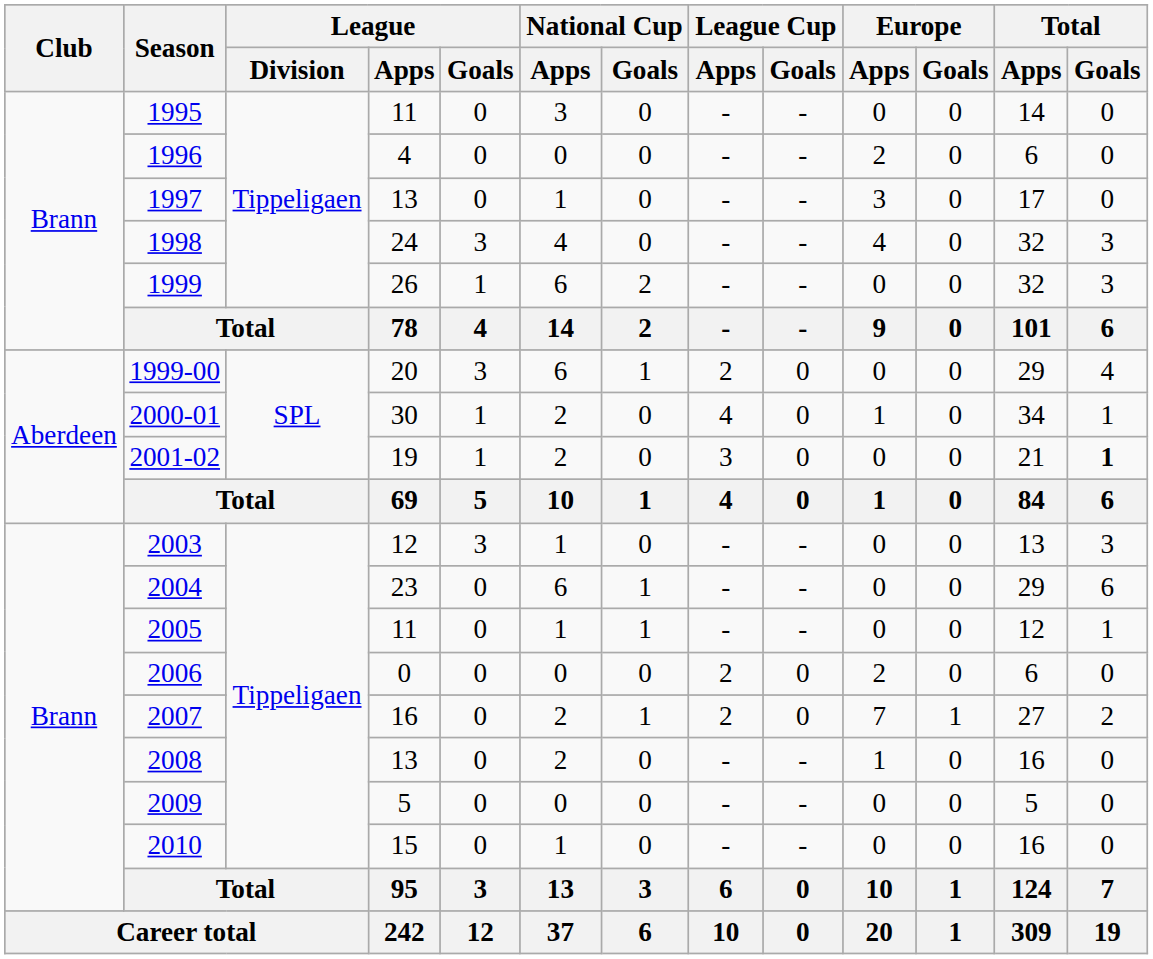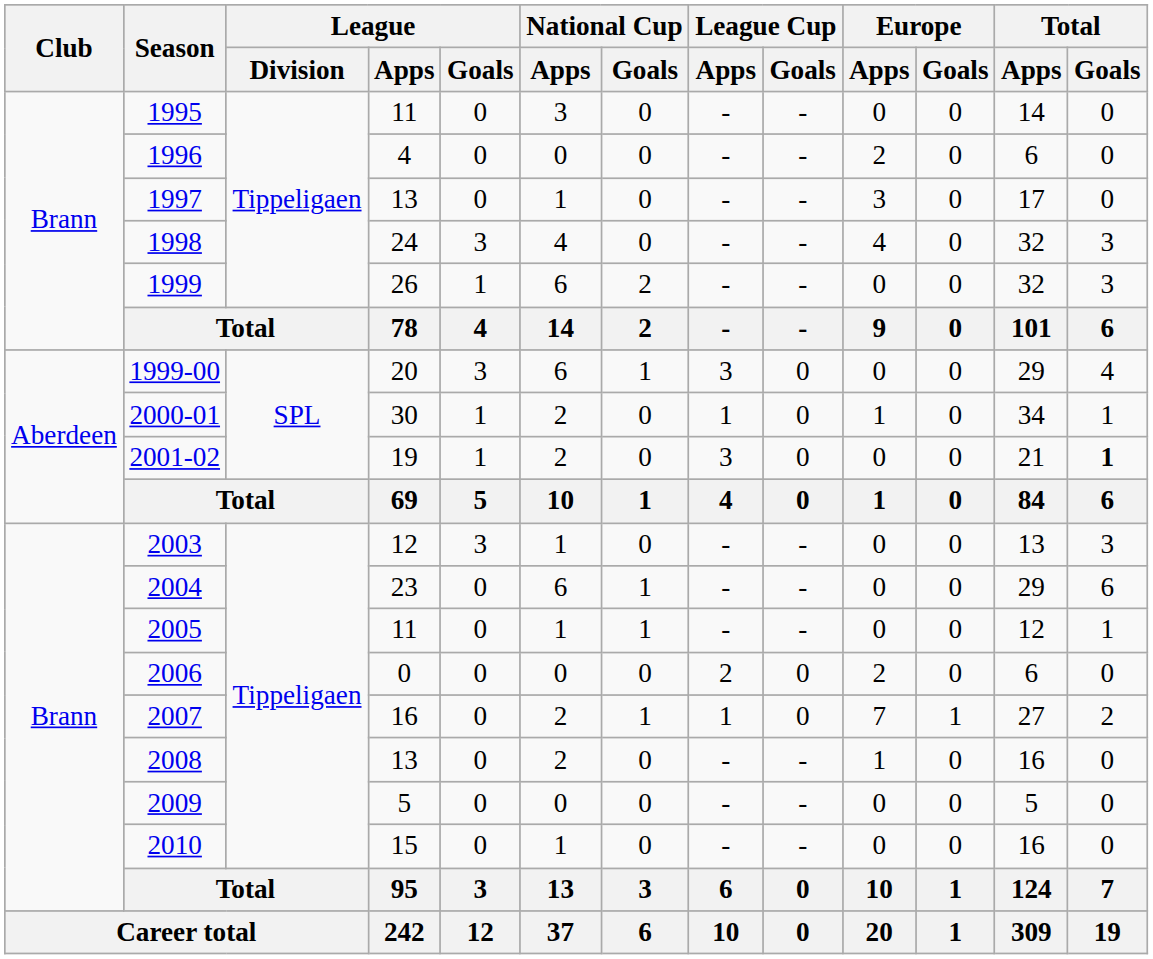(726, 371) 2 -> (726, 371) 3
(726, 414) 4 -> (726, 414) 1
(726, 716) 2 -> (726, 716) 1
